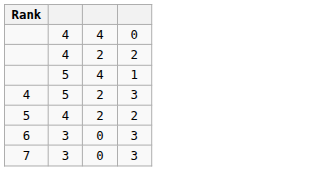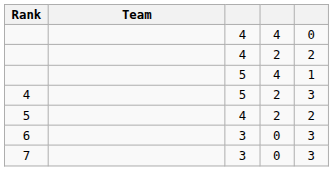+ column: (137, 15)
